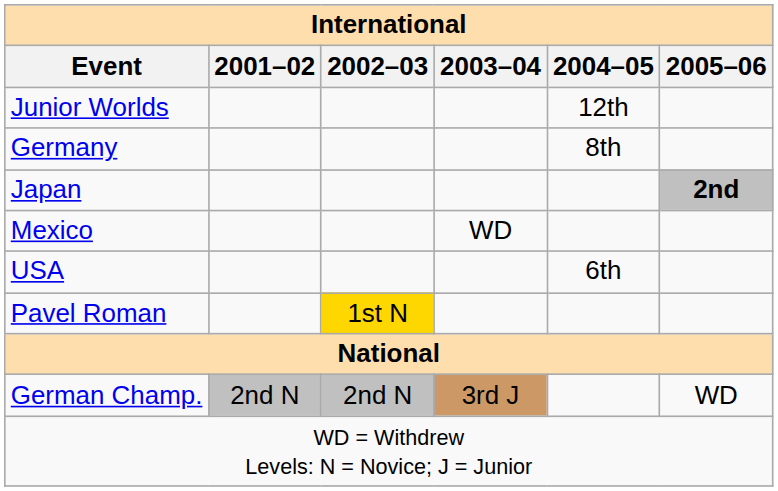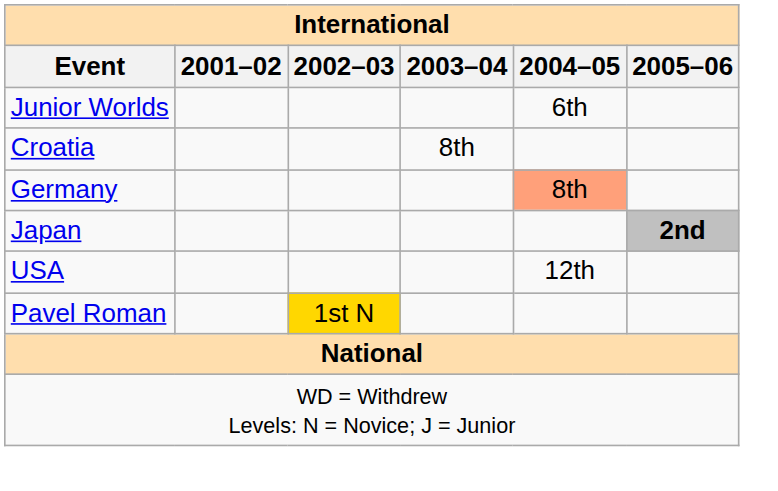(603, 107) 12th -> (570, 107) 6th
+ row: (53, 148)
(603, 148) no background -> (570, 189) lightsalmon background
- row: (52, 230)
(603, 271) 6th -> (570, 271) 12th
- row: (107, 395)
